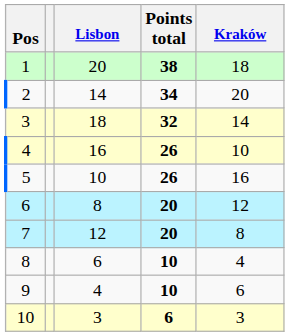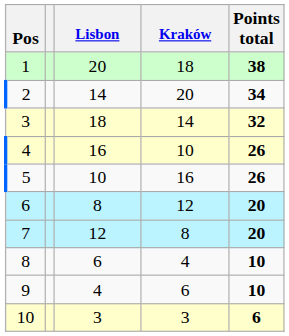columns swapped: (240, 34) <-> (169, 28)
